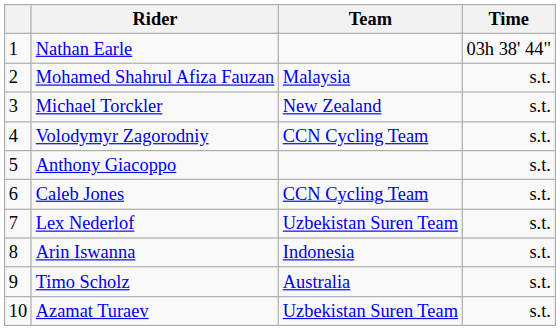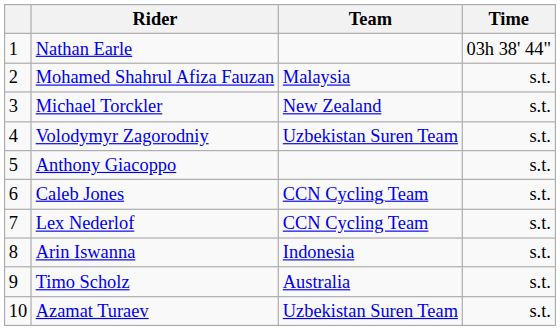(356, 135) CCN Cycling Team -> (370, 135) Uzbekistan Suren Team
(370, 223) Uzbekistan Suren Team -> (356, 223) CCN Cycling Team
